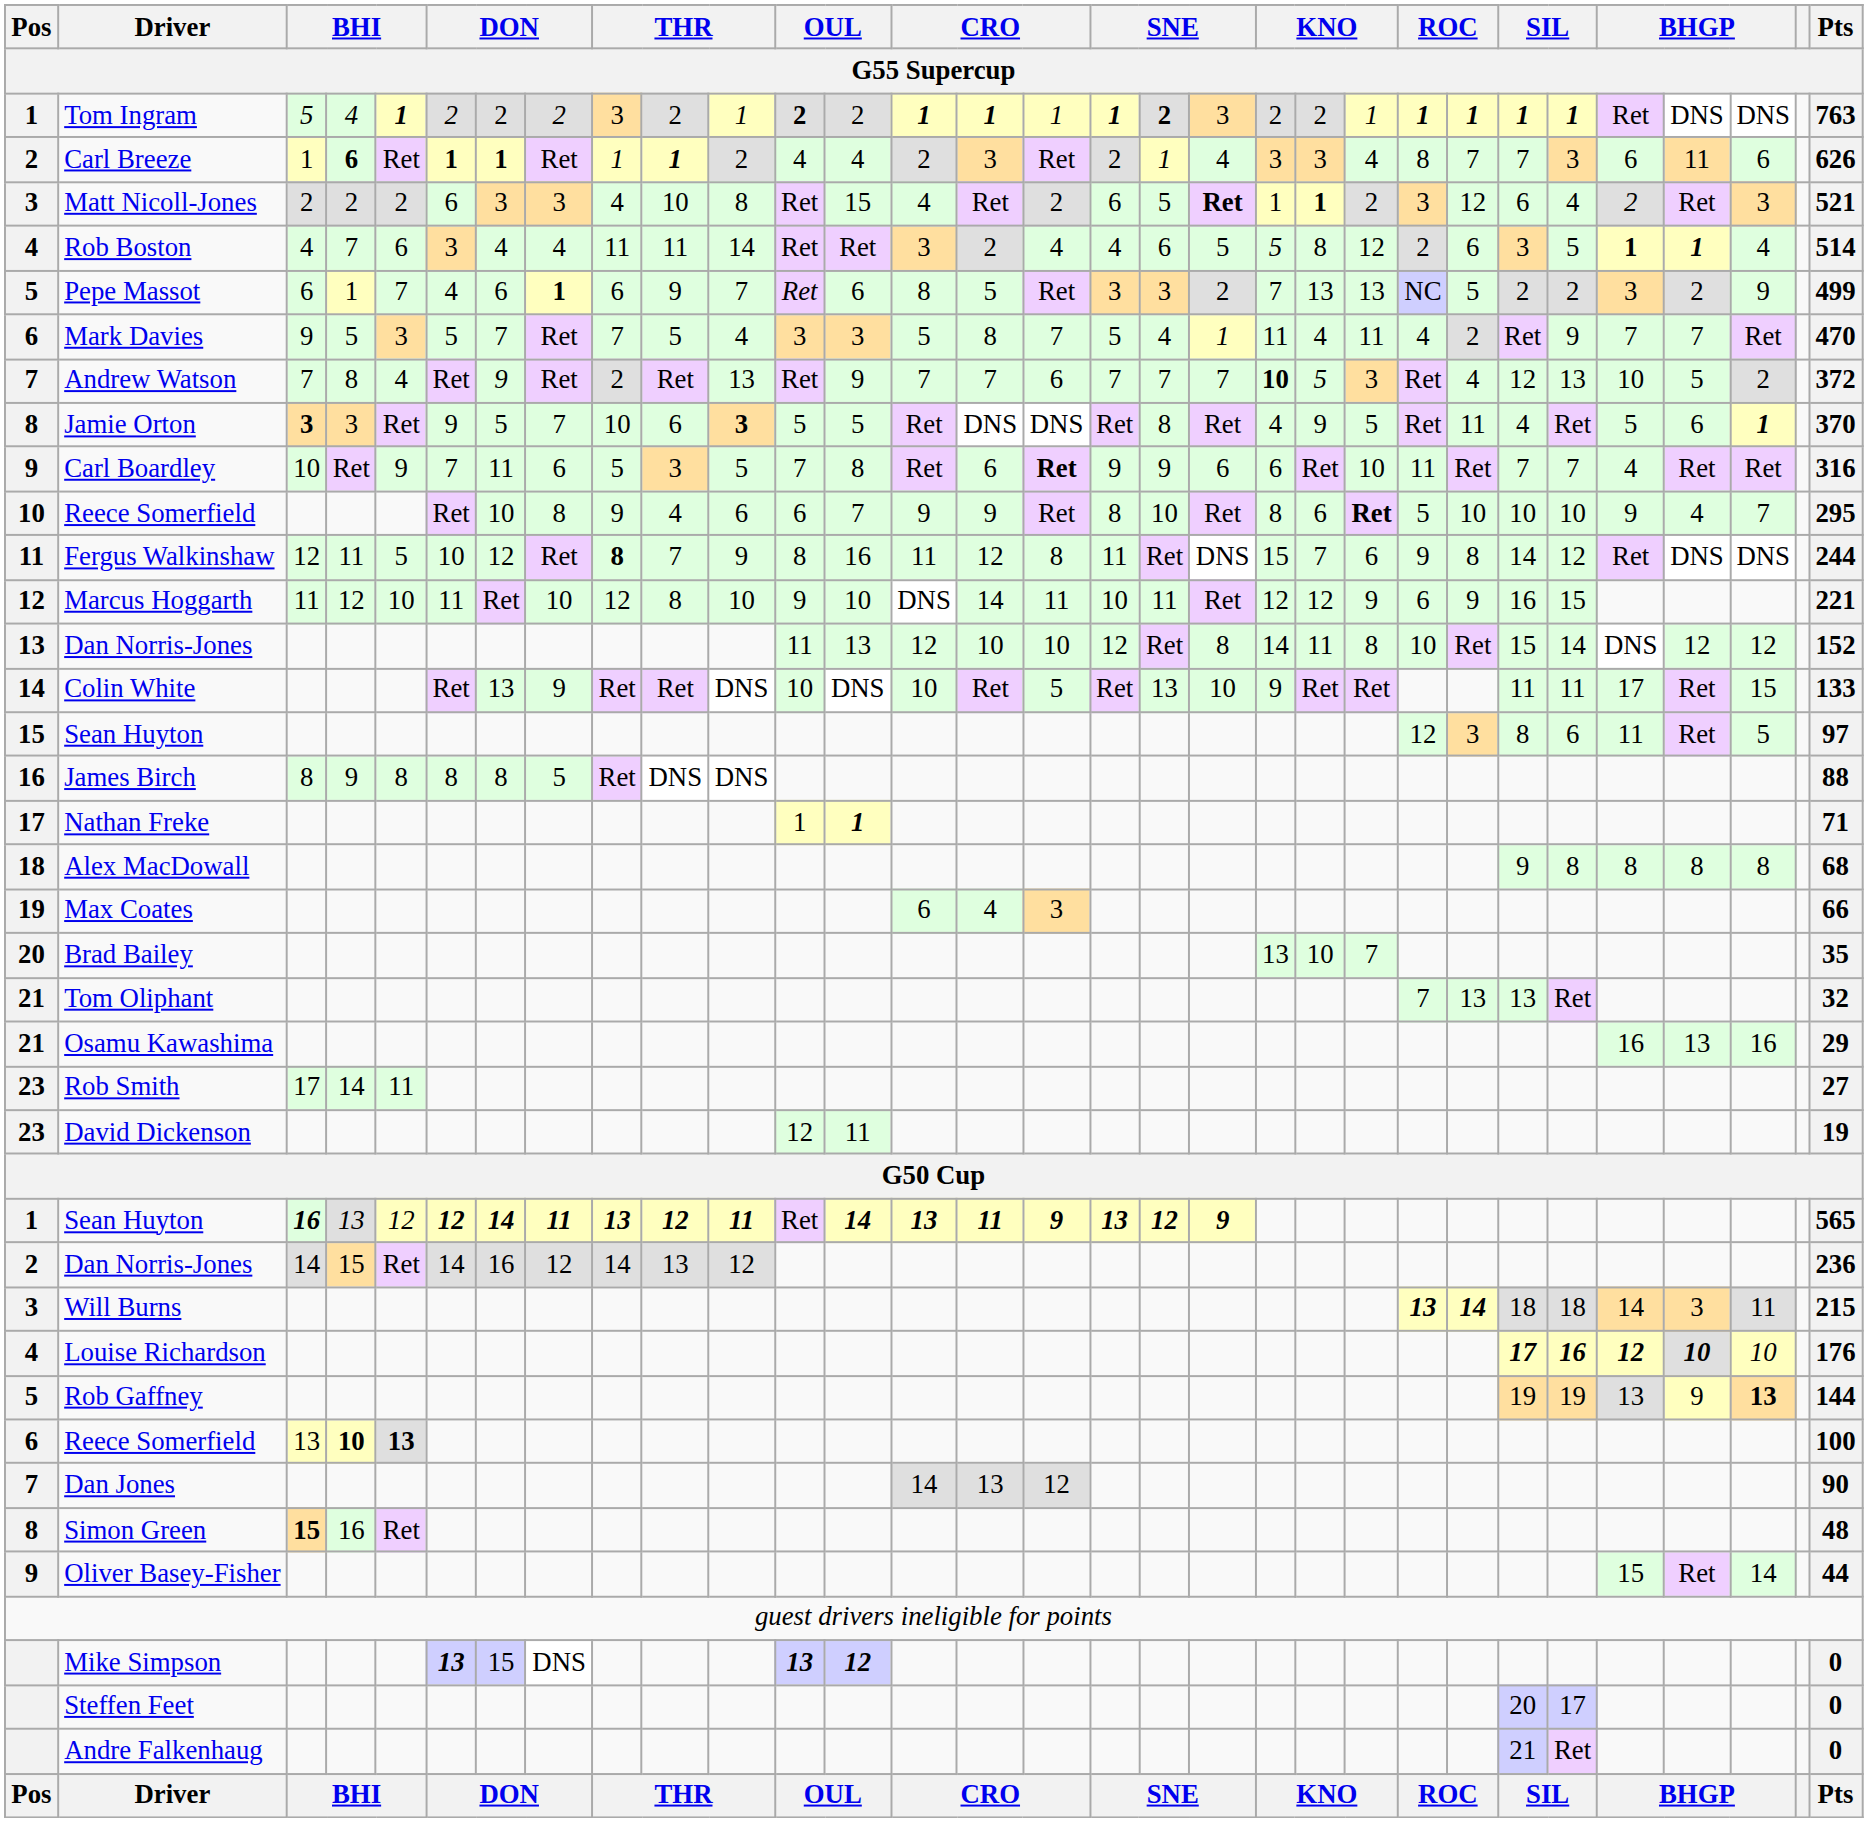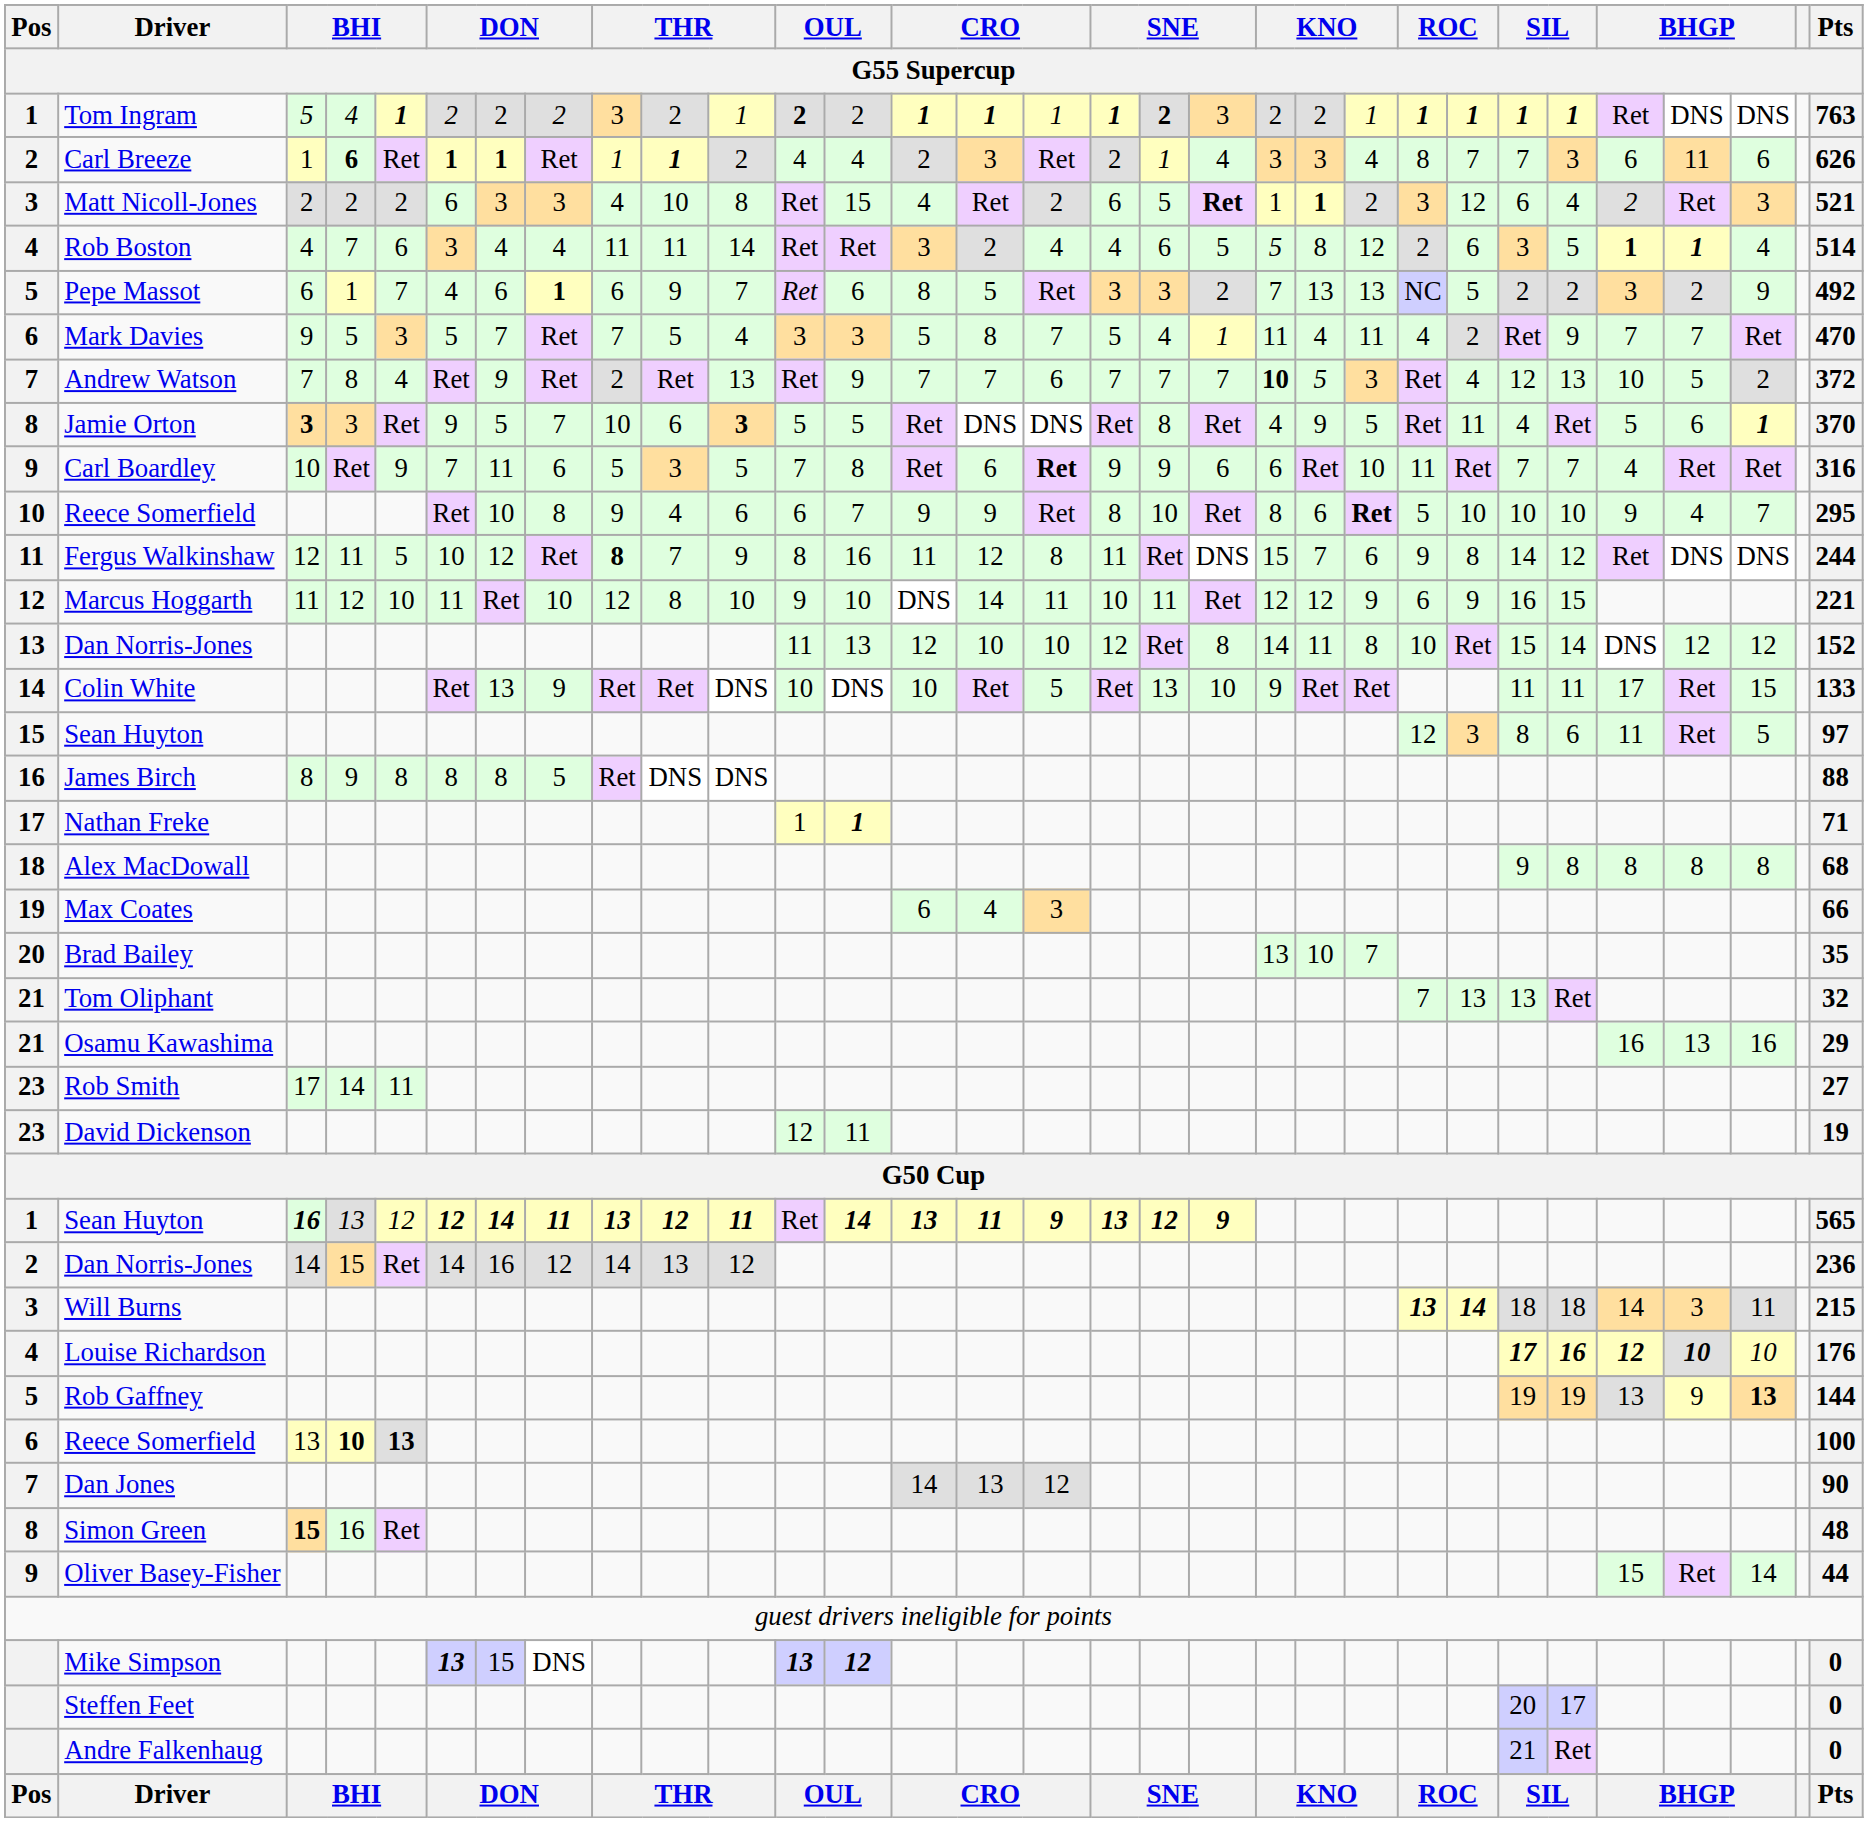(1835, 291) 499 -> (1835, 291) 492
